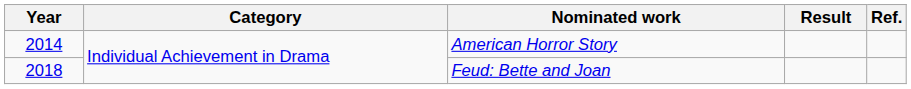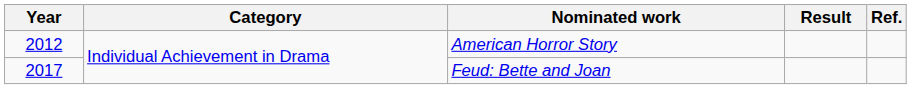(44, 44) 2014 -> (44, 44) 2012
(44, 70) 2018 -> (44, 70) 2017
